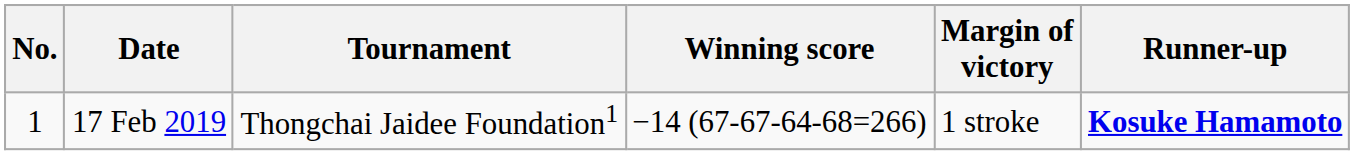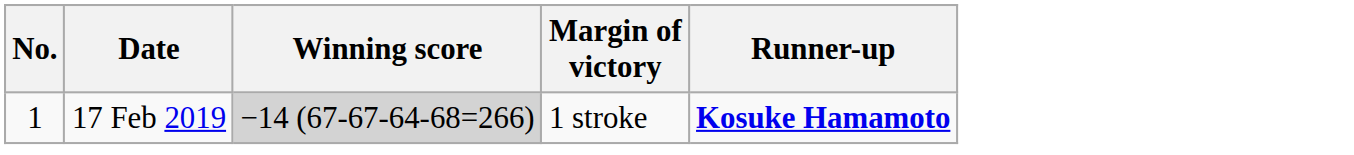- column: (429, 48)
(779, 120) no background -> (388, 117) lightgrey background
